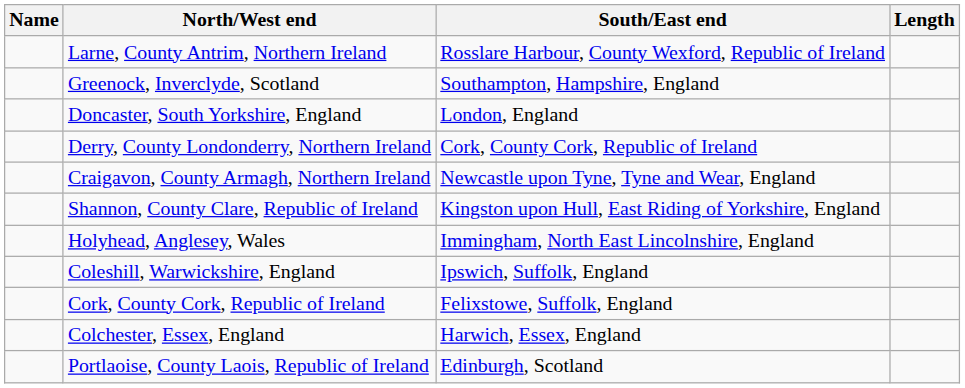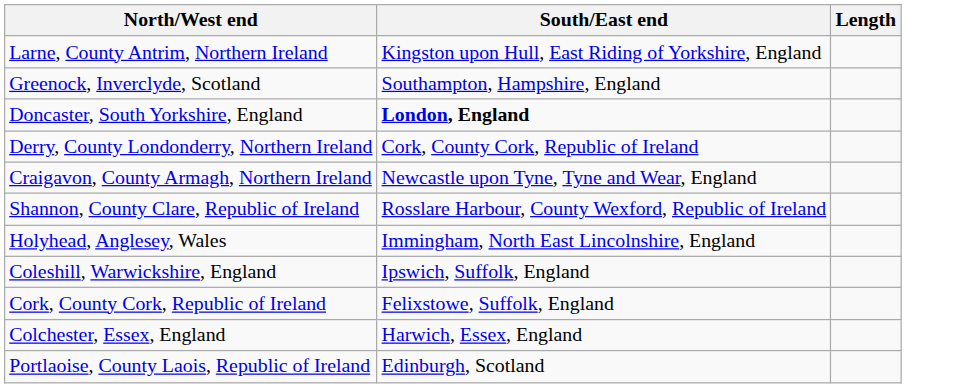- column: (34, 20)
(663, 51) Rosslare Harbour, County Wexford, Republic of Ireland -> (602, 51) Kingston upon Hull, East Riding of Yorkshire, England
(509, 114) normal -> (455, 114) bold
(660, 209) Kingston upon Hull, East Riding of Yorkshire, England -> (604, 209) Rosslare Harbour, County Wexford, Republic of Ireland
